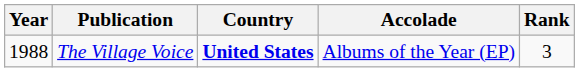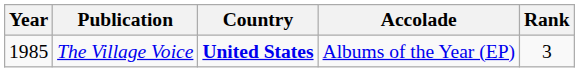(29, 50) 1988 -> (29, 50) 1985
